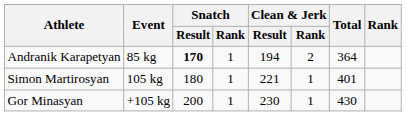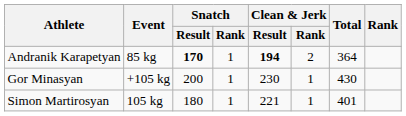(270, 57) normal -> (270, 57) bold
rows swapped: (58, 79) <-> (45, 100)
